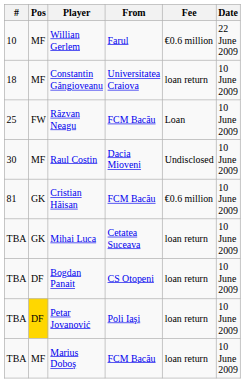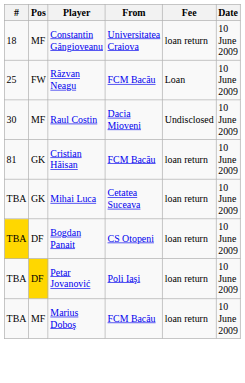- row: (65, 40)
(189, 199) €0.6 million -> (186, 159) loan return
(16, 278) no background -> (16, 239) gold background
